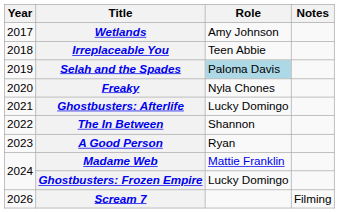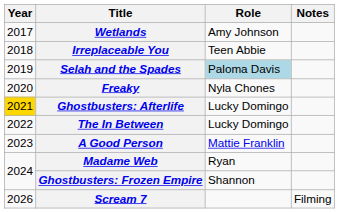(20, 106) no background -> (20, 106) gold background
(231, 124) Shannon -> (248, 124) Lucky Domingo
(222, 143) Ryan -> (246, 143) Mattie Franklin
(246, 161) Mattie Franklin -> (222, 161) Ryan
(248, 180) Lucky Domingo -> (231, 180) Shannon
